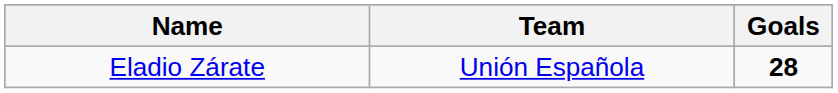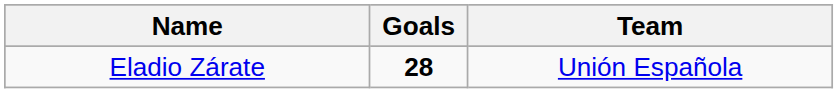columns swapped: (552, 26) <-> (783, 26)
